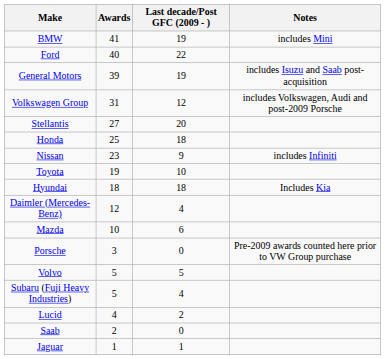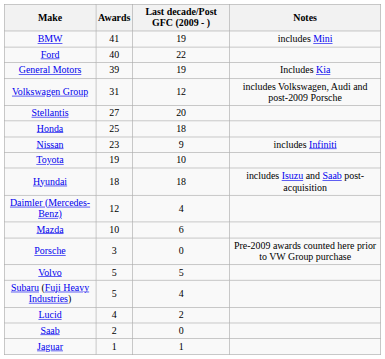(305, 76) includes Isuzu and Saab post-acquisition -> (305, 70) Includes Kia
(305, 187) Includes Kia -> (305, 181) includes Isuzu and Saab post-acquisition
